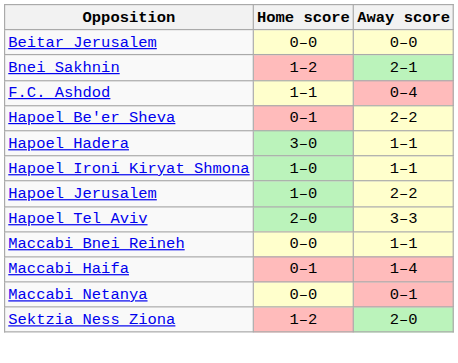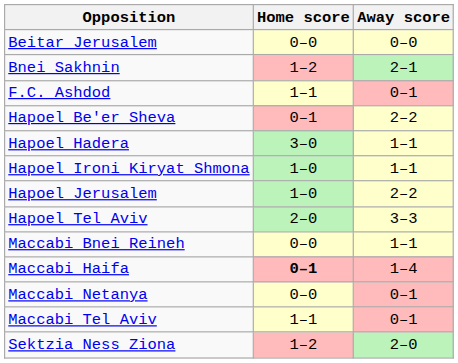(404, 93) 0–4 -> (404, 93) 0–1
(303, 269) normal -> (303, 269) bold
+ row: (83, 320)
